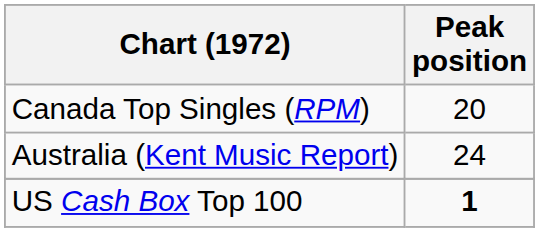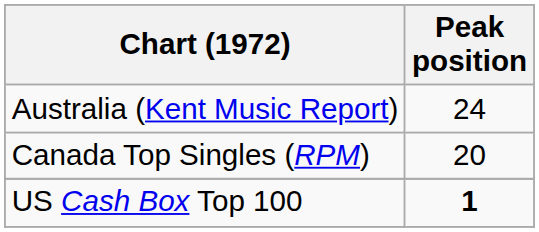rows swapped: (205, 155) <-> (191, 108)
